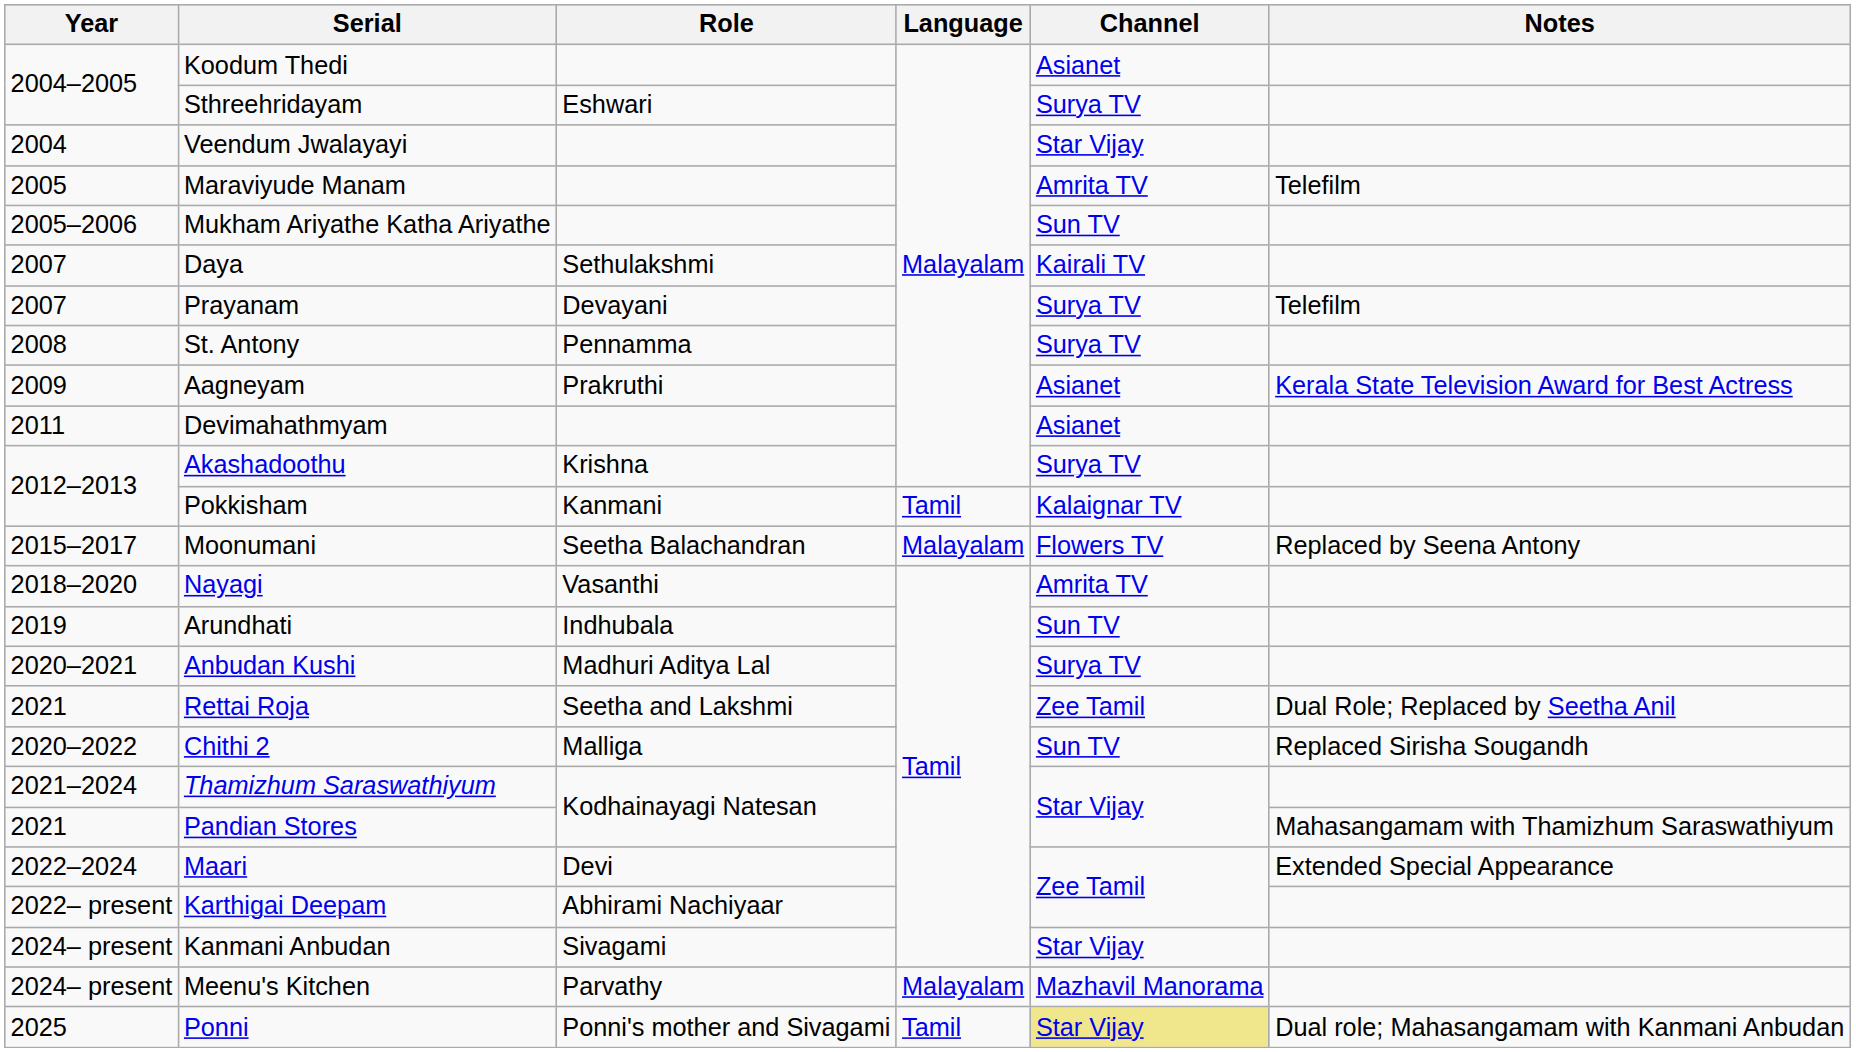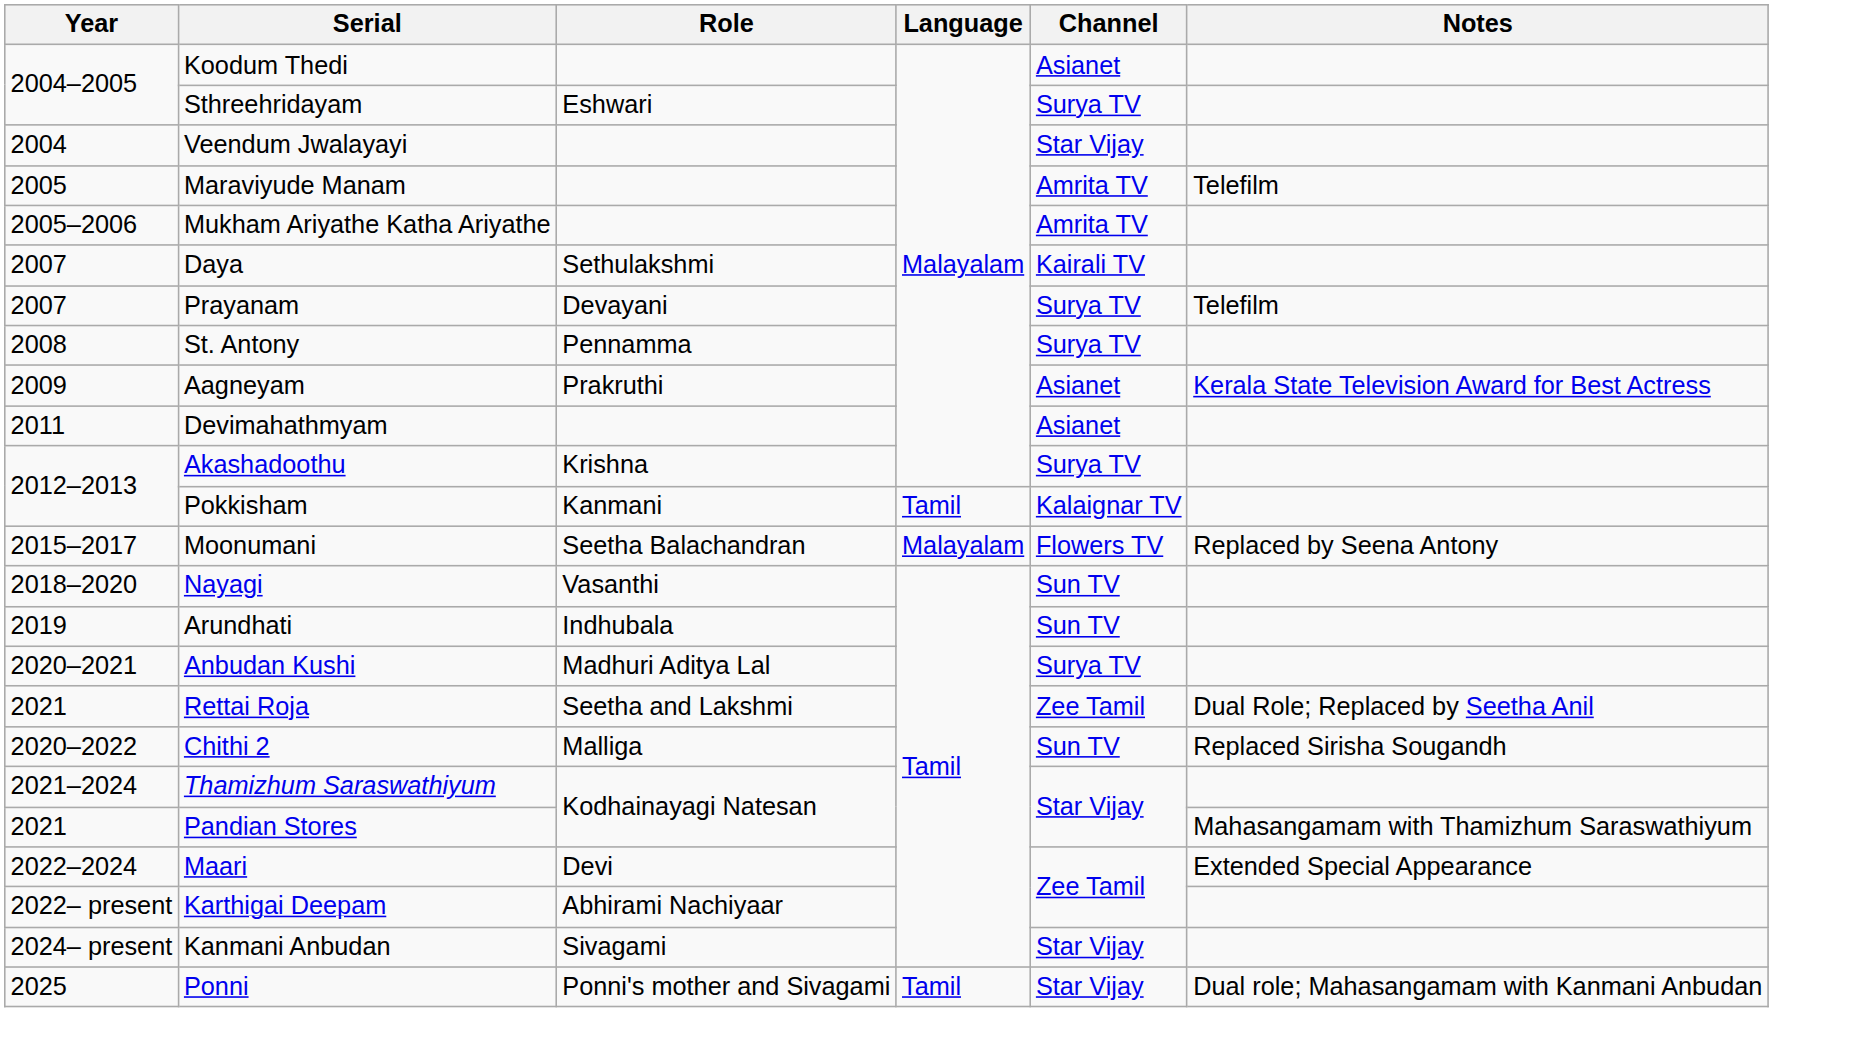(1078, 225) Sun TV -> (1092, 225) Amrita TV
(1092, 585) Amrita TV -> (1078, 585) Sun TV
- row: (277, 986)
(1090, 1026) khaki background -> (1090, 986) no background
